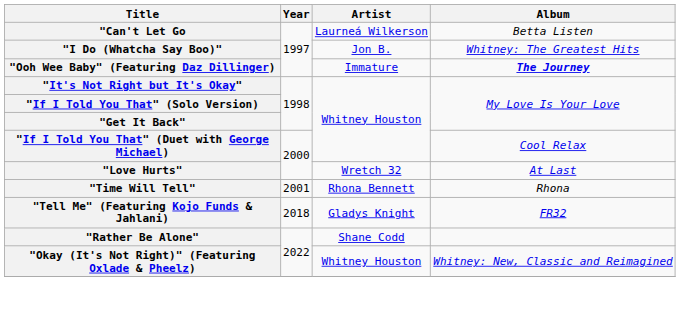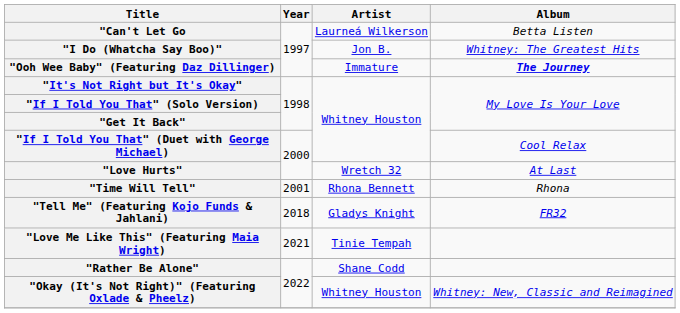+ row: (142, 243)
